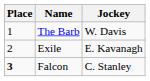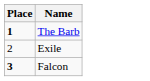- column: (114, 13)
(10, 31) normal -> (10, 31) bold
